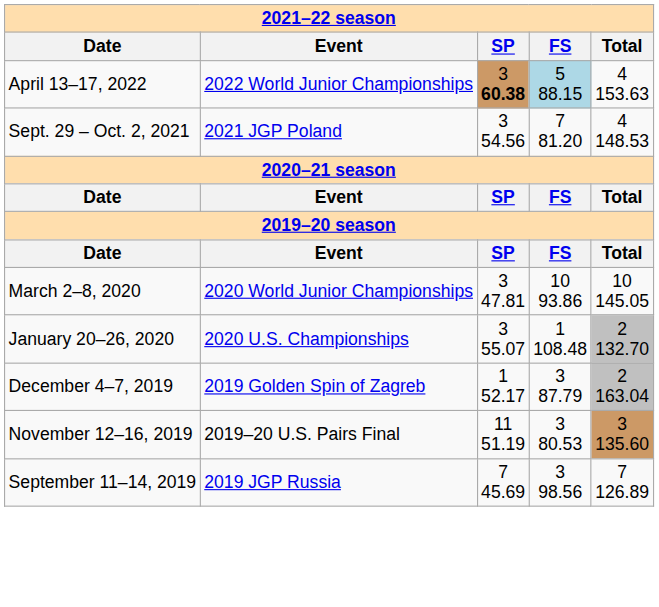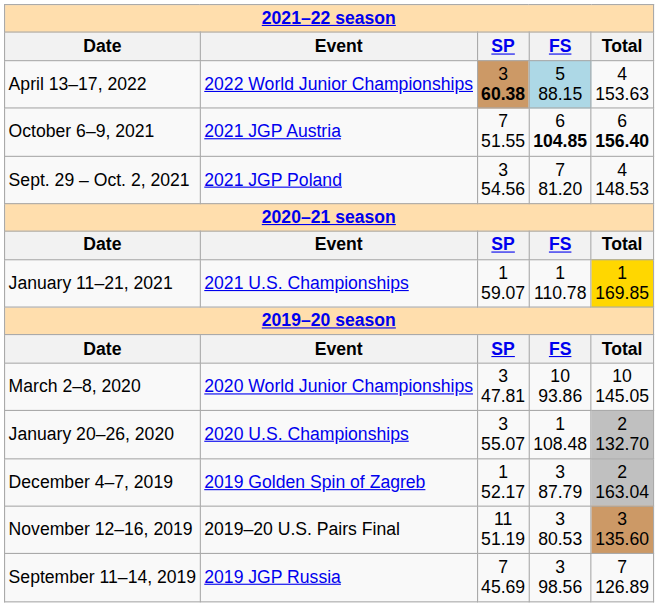+ row: (82, 131)
+ row: (91, 283)
